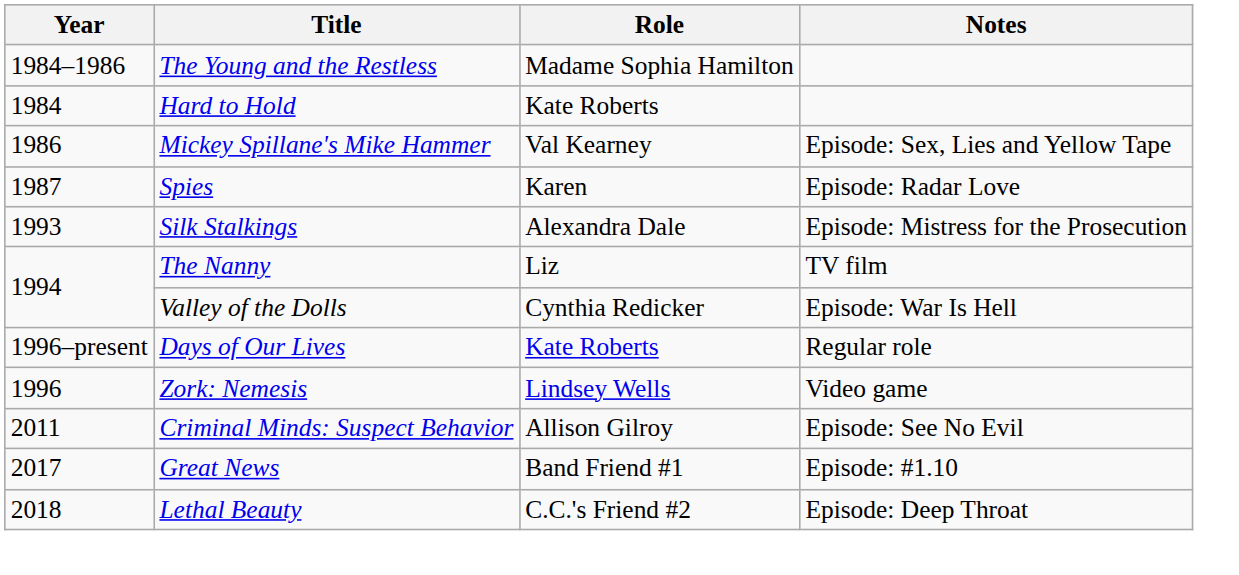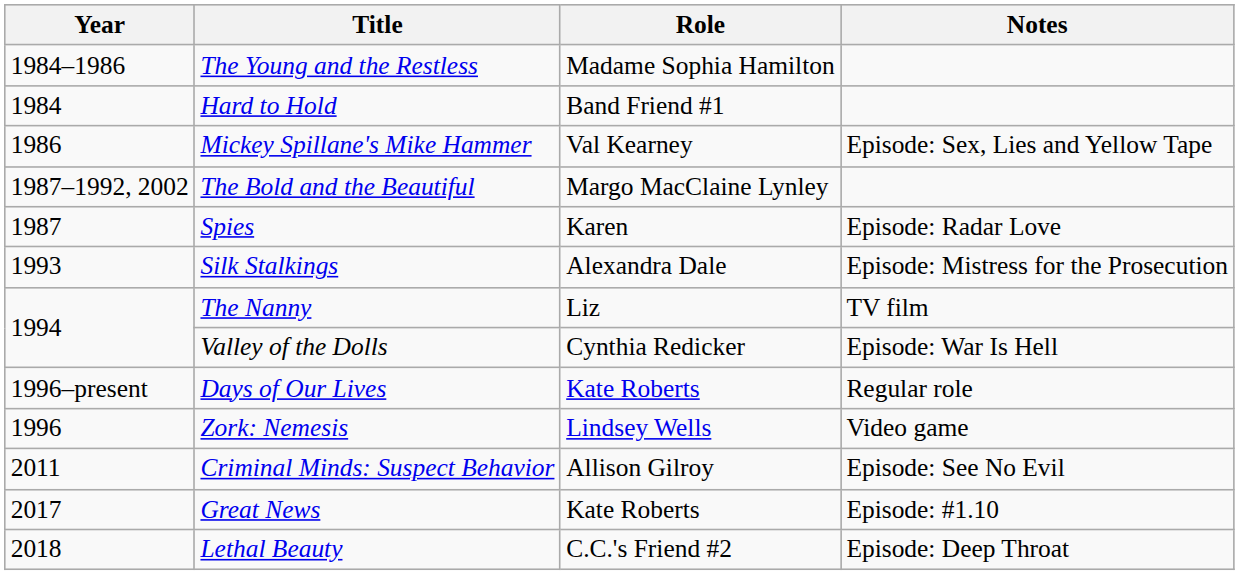(592, 105) Kate Roberts -> (645, 105) Band Friend #1
+ row: (338, 186)
(604, 468) Band Friend #1 -> (633, 508) Kate Roberts
